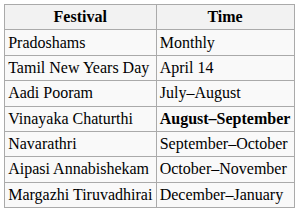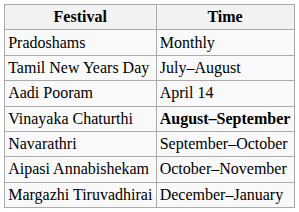(187, 67) April 14 -> (200, 67) July–August
(200, 93) July–August -> (187, 93) April 14
